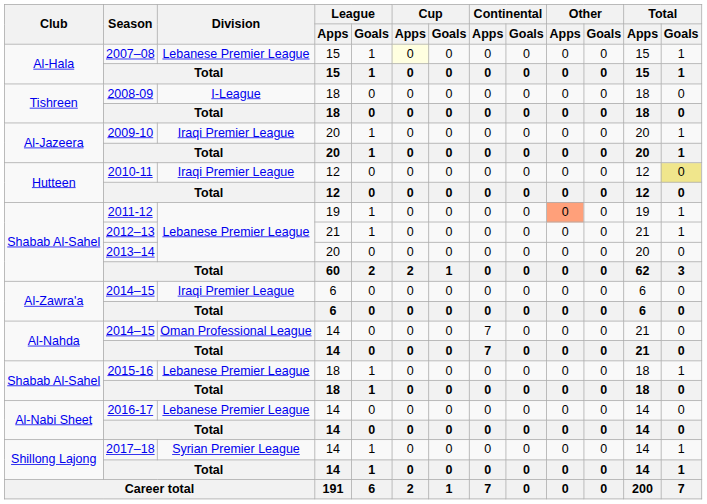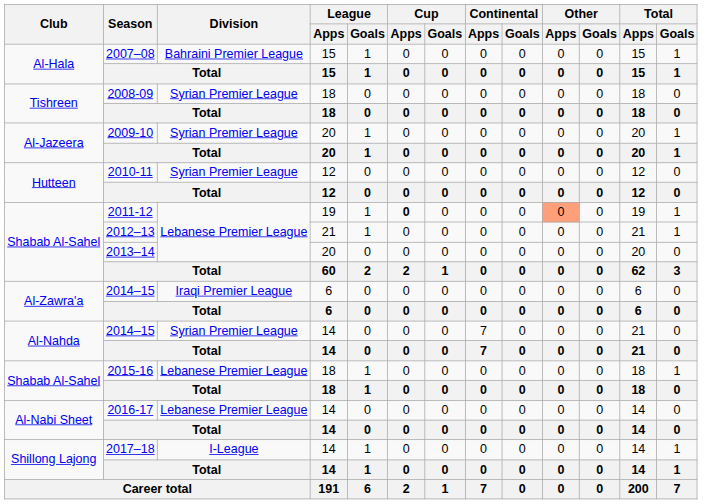(236, 53) Lebanese Premier League -> (234, 53) Bahraini Premier League
(410, 53) lightyellow background -> (406, 53) no background
(236, 93) I-League -> (234, 93) Syrian Premier League
(236, 133) Iraqi Premier League -> (234, 133) Syrian Premier League
(236, 172) Iraqi Premier League -> (234, 172) Syrian Premier League
(681, 172) khaki background -> (677, 172) no background
(410, 212) normal -> (406, 212) bold
(236, 331) Oman Professional League -> (234, 331) Syrian Premier League
(236, 449) Syrian Premier League -> (234, 449) I-League
